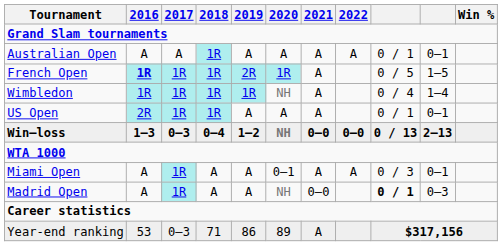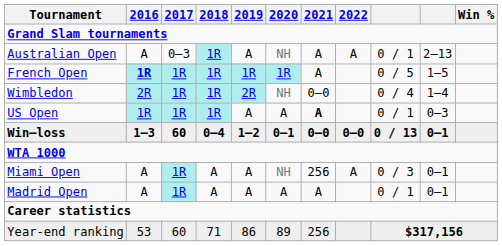(179, 54) A -> (179, 54) 0–3
(284, 54) A -> (284, 54) NH
(438, 54) 0–1 -> (438, 54) 2–13
(249, 73) 2R -> (249, 73) 1R
(144, 93) 1R -> (144, 93) 2R
(249, 93) 1R -> (249, 93) 2R
(318, 93) A -> (318, 93) 0–0
(144, 113) 2R -> (144, 113) 1R
(318, 113) normal -> (318, 113) bold
(438, 113) 0–1 -> (438, 113) 0–3
(179, 133) 0–3 -> (179, 133) 60
(284, 133) NH -> (284, 133) 0–1
(438, 133) 2–13 -> (438, 133) 0–1
(284, 172) 0–1 -> (284, 172) NH
(318, 172) A -> (318, 172) 256
(284, 192) NH -> (284, 192) A
(318, 192) 0–0 -> (318, 192) A
(396, 192) bold -> (396, 192) normal
(438, 192) 0–3 -> (438, 192) 0–1
(179, 231) 0–3 -> (179, 231) 60
(318, 231) A -> (318, 231) 256
